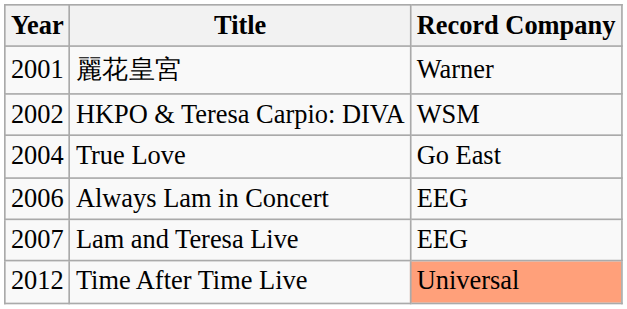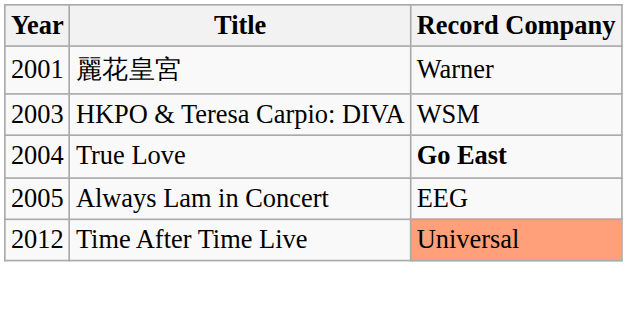(37, 114) 2002 -> (37, 114) 2003
(459, 155) normal -> (462, 155) bold
(37, 197) 2006 -> (37, 197) 2005
- row: (187, 239)
